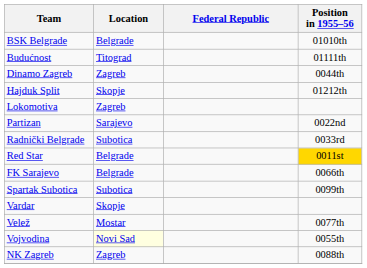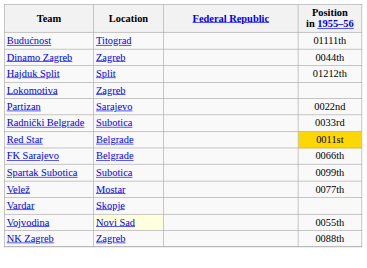- row: (37, 40)
(110, 90) Skopje -> (106, 73) Split
rows swapped: (21, 205) <-> (18, 222)
